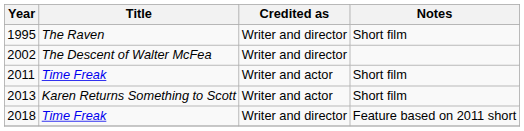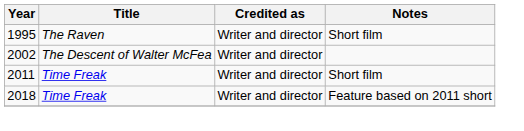(287, 75) Writer and actor -> (270, 75) Writer and director
- row: (22, 95)
